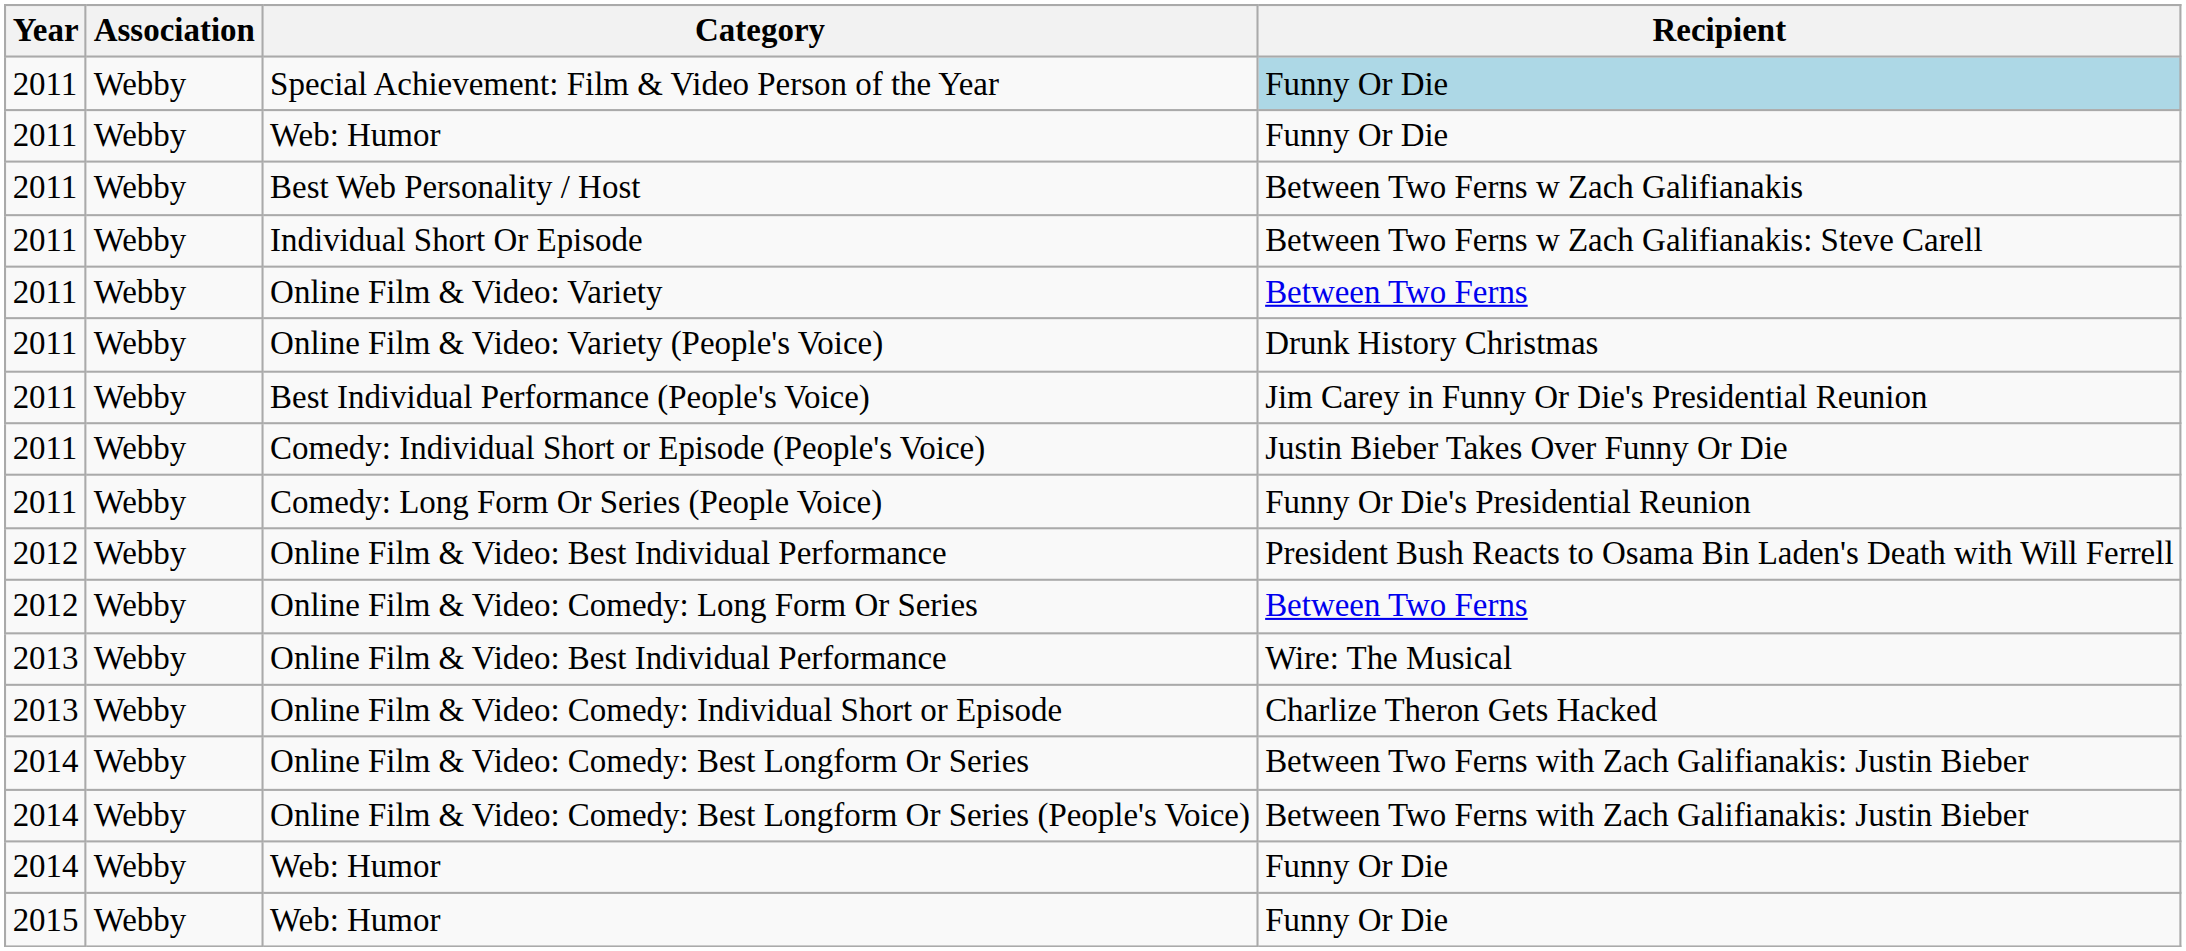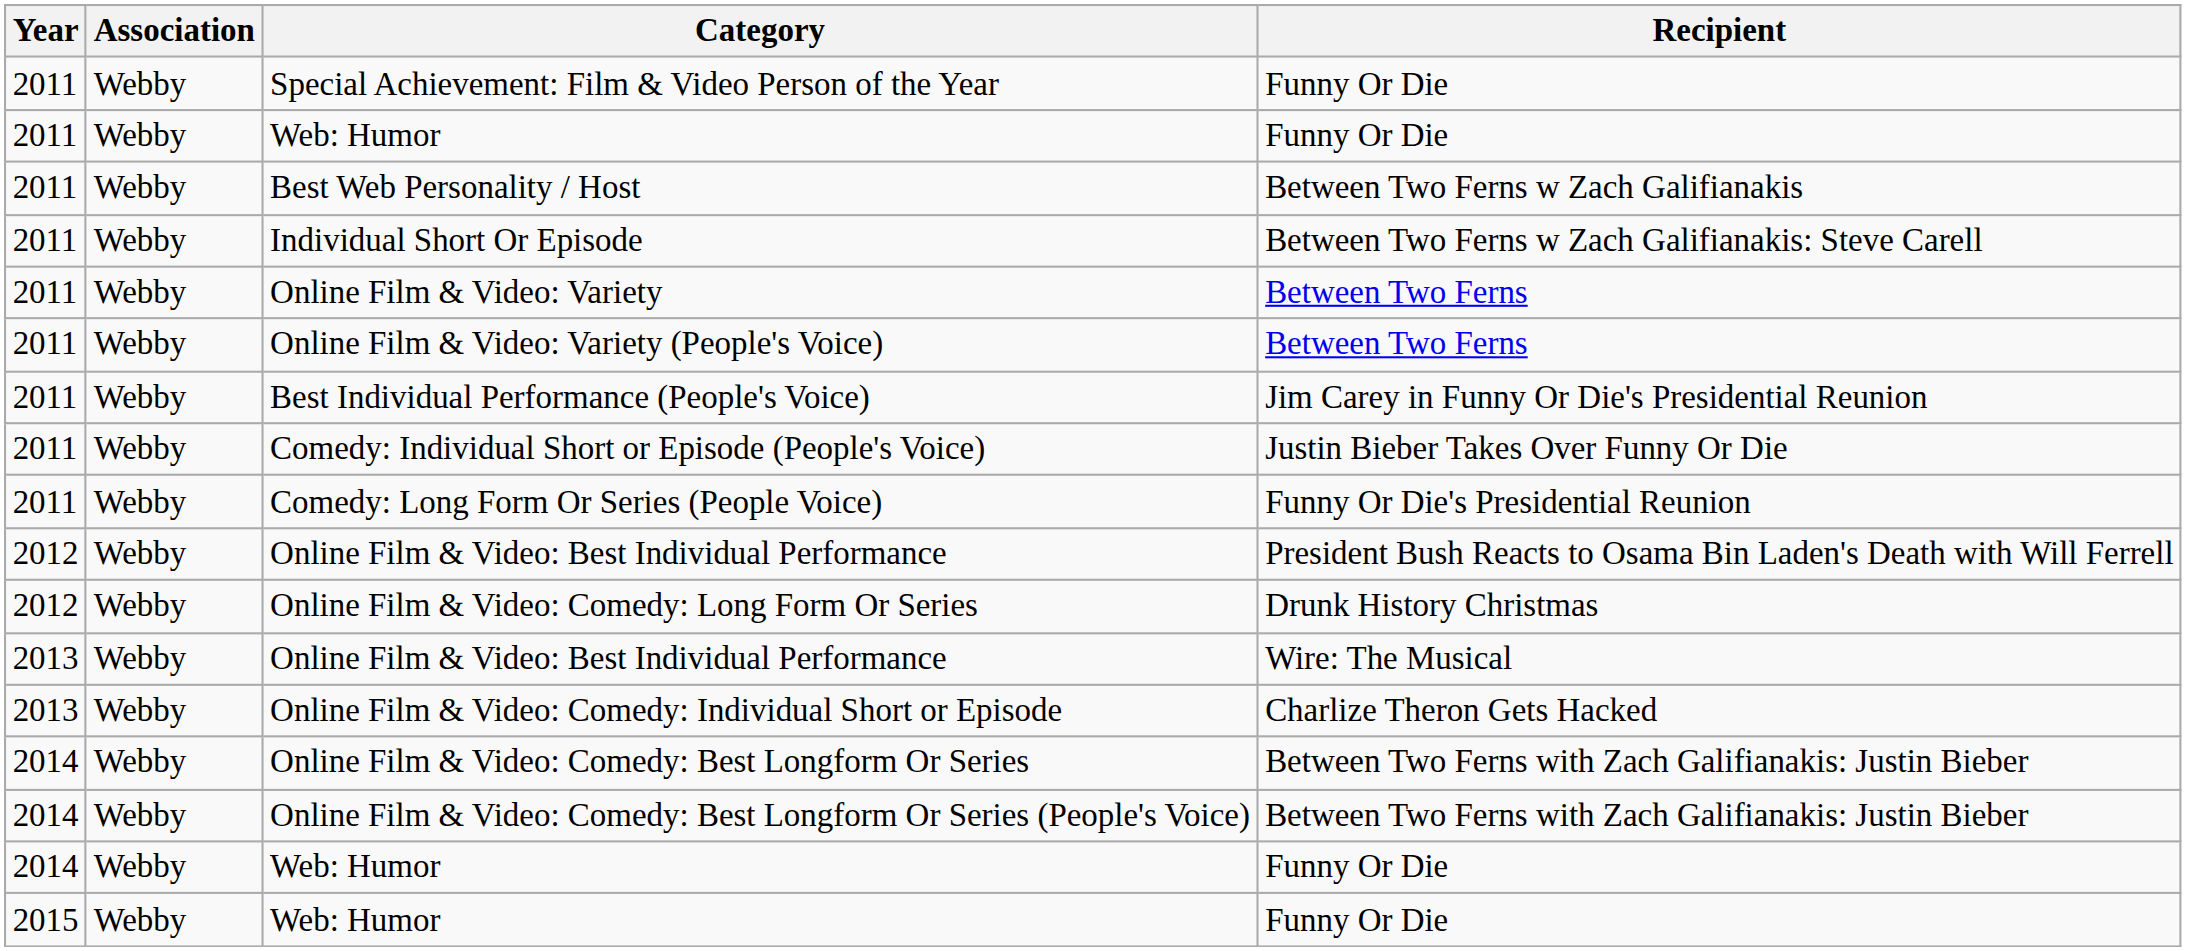(1357, 82) lightblue background -> (1357, 82) no background
(1432, 344) Drunk History Christmas -> (1396, 344) Between Two Ferns
(1396, 605) Between Two Ferns -> (1432, 605) Drunk History Christmas
